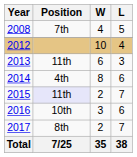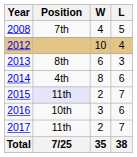(62, 62) 11th -> (62, 62) 8th
(62, 128) 8th -> (62, 128) 11th
